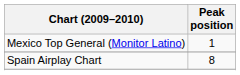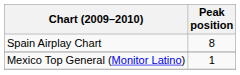rows swapped: (96, 43) <-> (54, 60)
